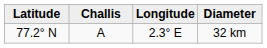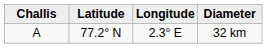columns swapped: (101, 14) <-> (37, 14)
